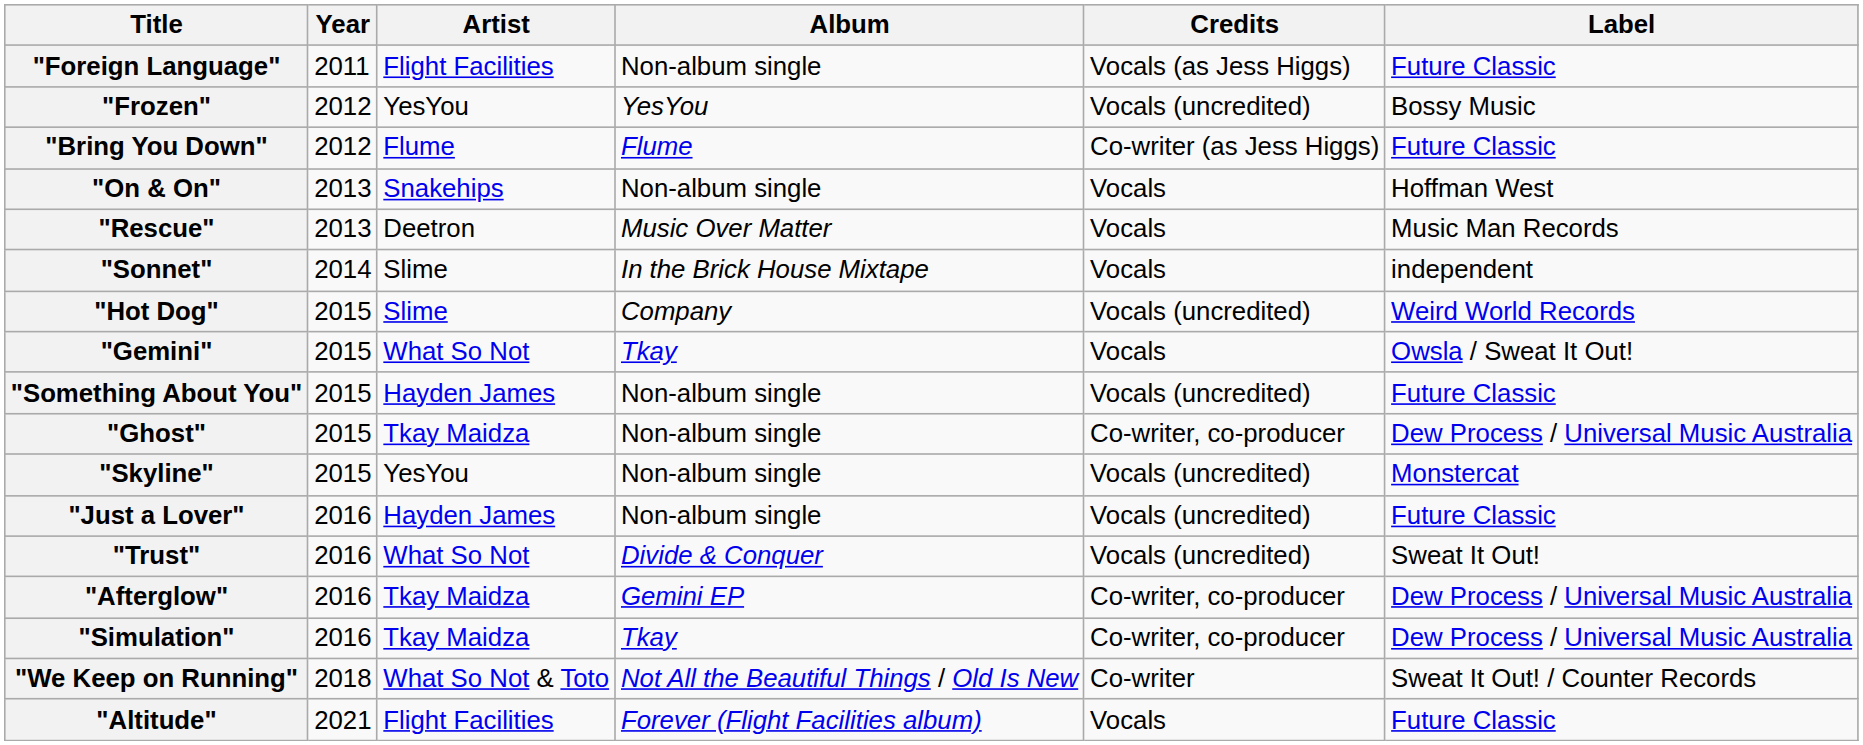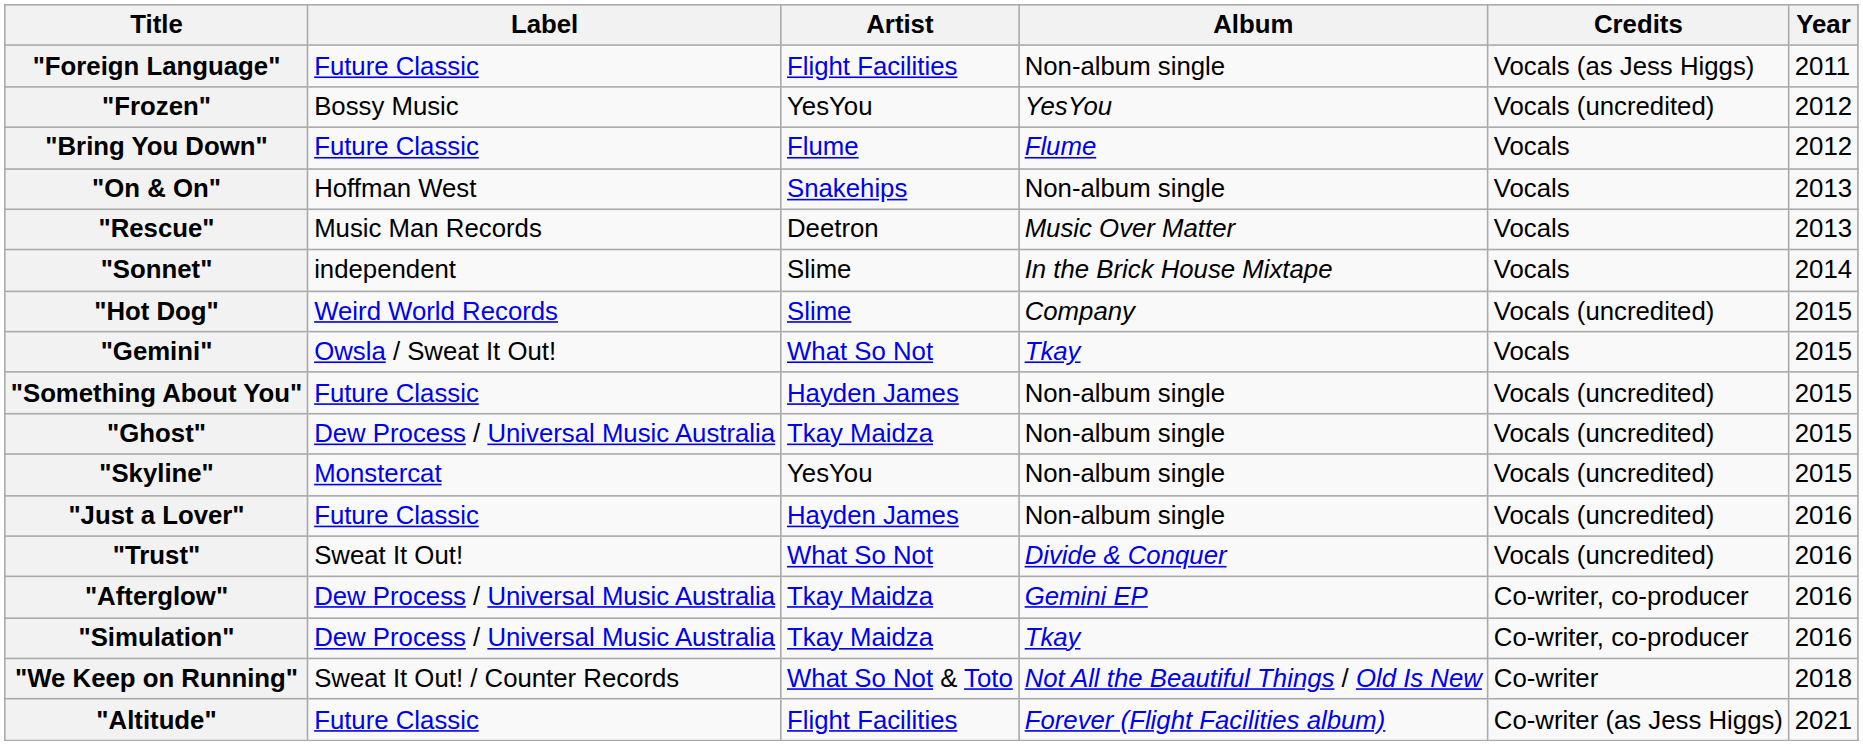columns swapped: (343, 24) <-> (1622, 24)
(1235, 147) Co-writer (as Jess Higgs) -> (1532, 147) Vocals
(1218, 433) Co-writer, co-producer -> (1604, 433) Vocals (uncredited)
(1128, 719) Vocals -> (1638, 719) Co-writer (as Jess Higgs)
